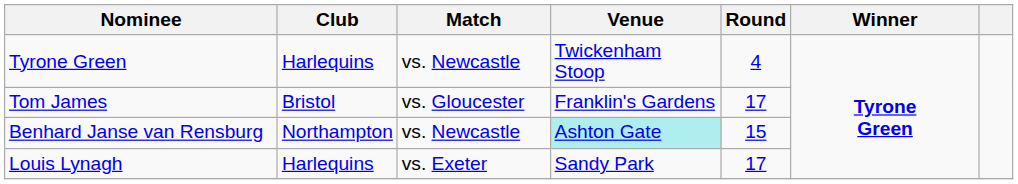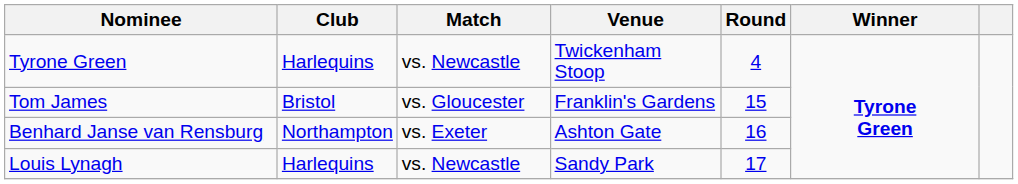(756, 102) 17 -> (756, 102) 15
(461, 132) vs. Newcastle -> (444, 132) vs. Exeter
(608, 132) paleturquoise background -> (608, 132) no background
(756, 132) 15 -> (756, 132) 16
(444, 163) vs. Exeter -> (461, 163) vs. Newcastle
